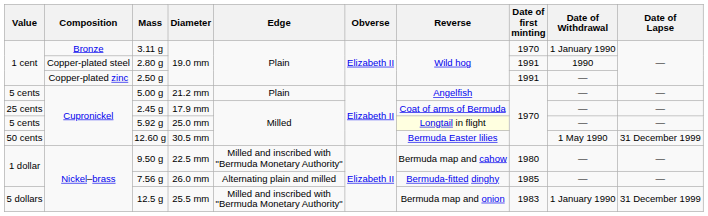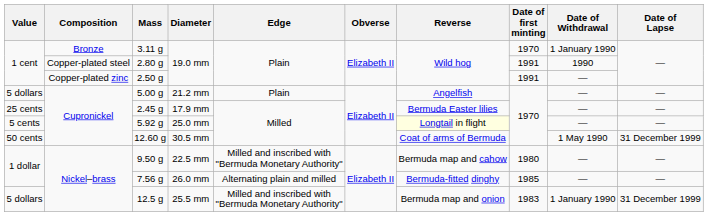(25, 93) 5 cents -> (25, 93) 5 dollars
(453, 108) Coat of arms of Bermuda -> (453, 108) Bermuda Easter lilies
(453, 138) Bermuda Easter lilies -> (453, 138) Coat of arms of Bermuda
